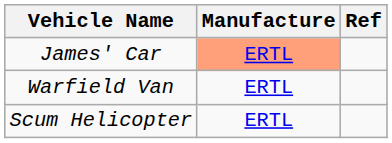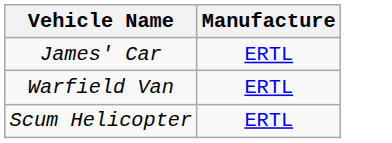- column: (364, 21)
(269, 54) lightsalmon background -> (269, 54) no background
